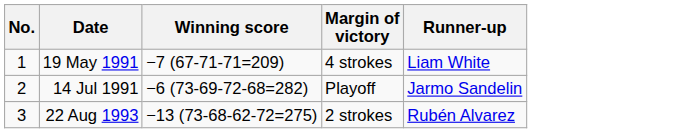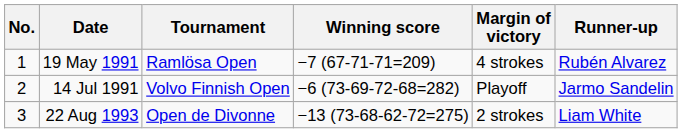+ column: (218, 27)
(449, 63) Liam White -> (612, 63) Rubén Alvarez
(461, 115) Rubén Alvarez -> (600, 115) Liam White
